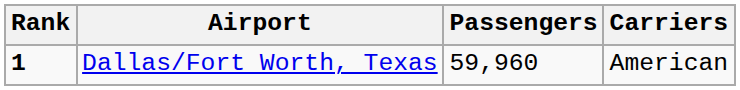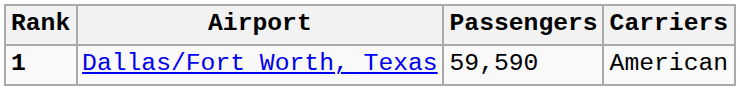(494, 65) 59,960 -> (494, 65) 59,590
